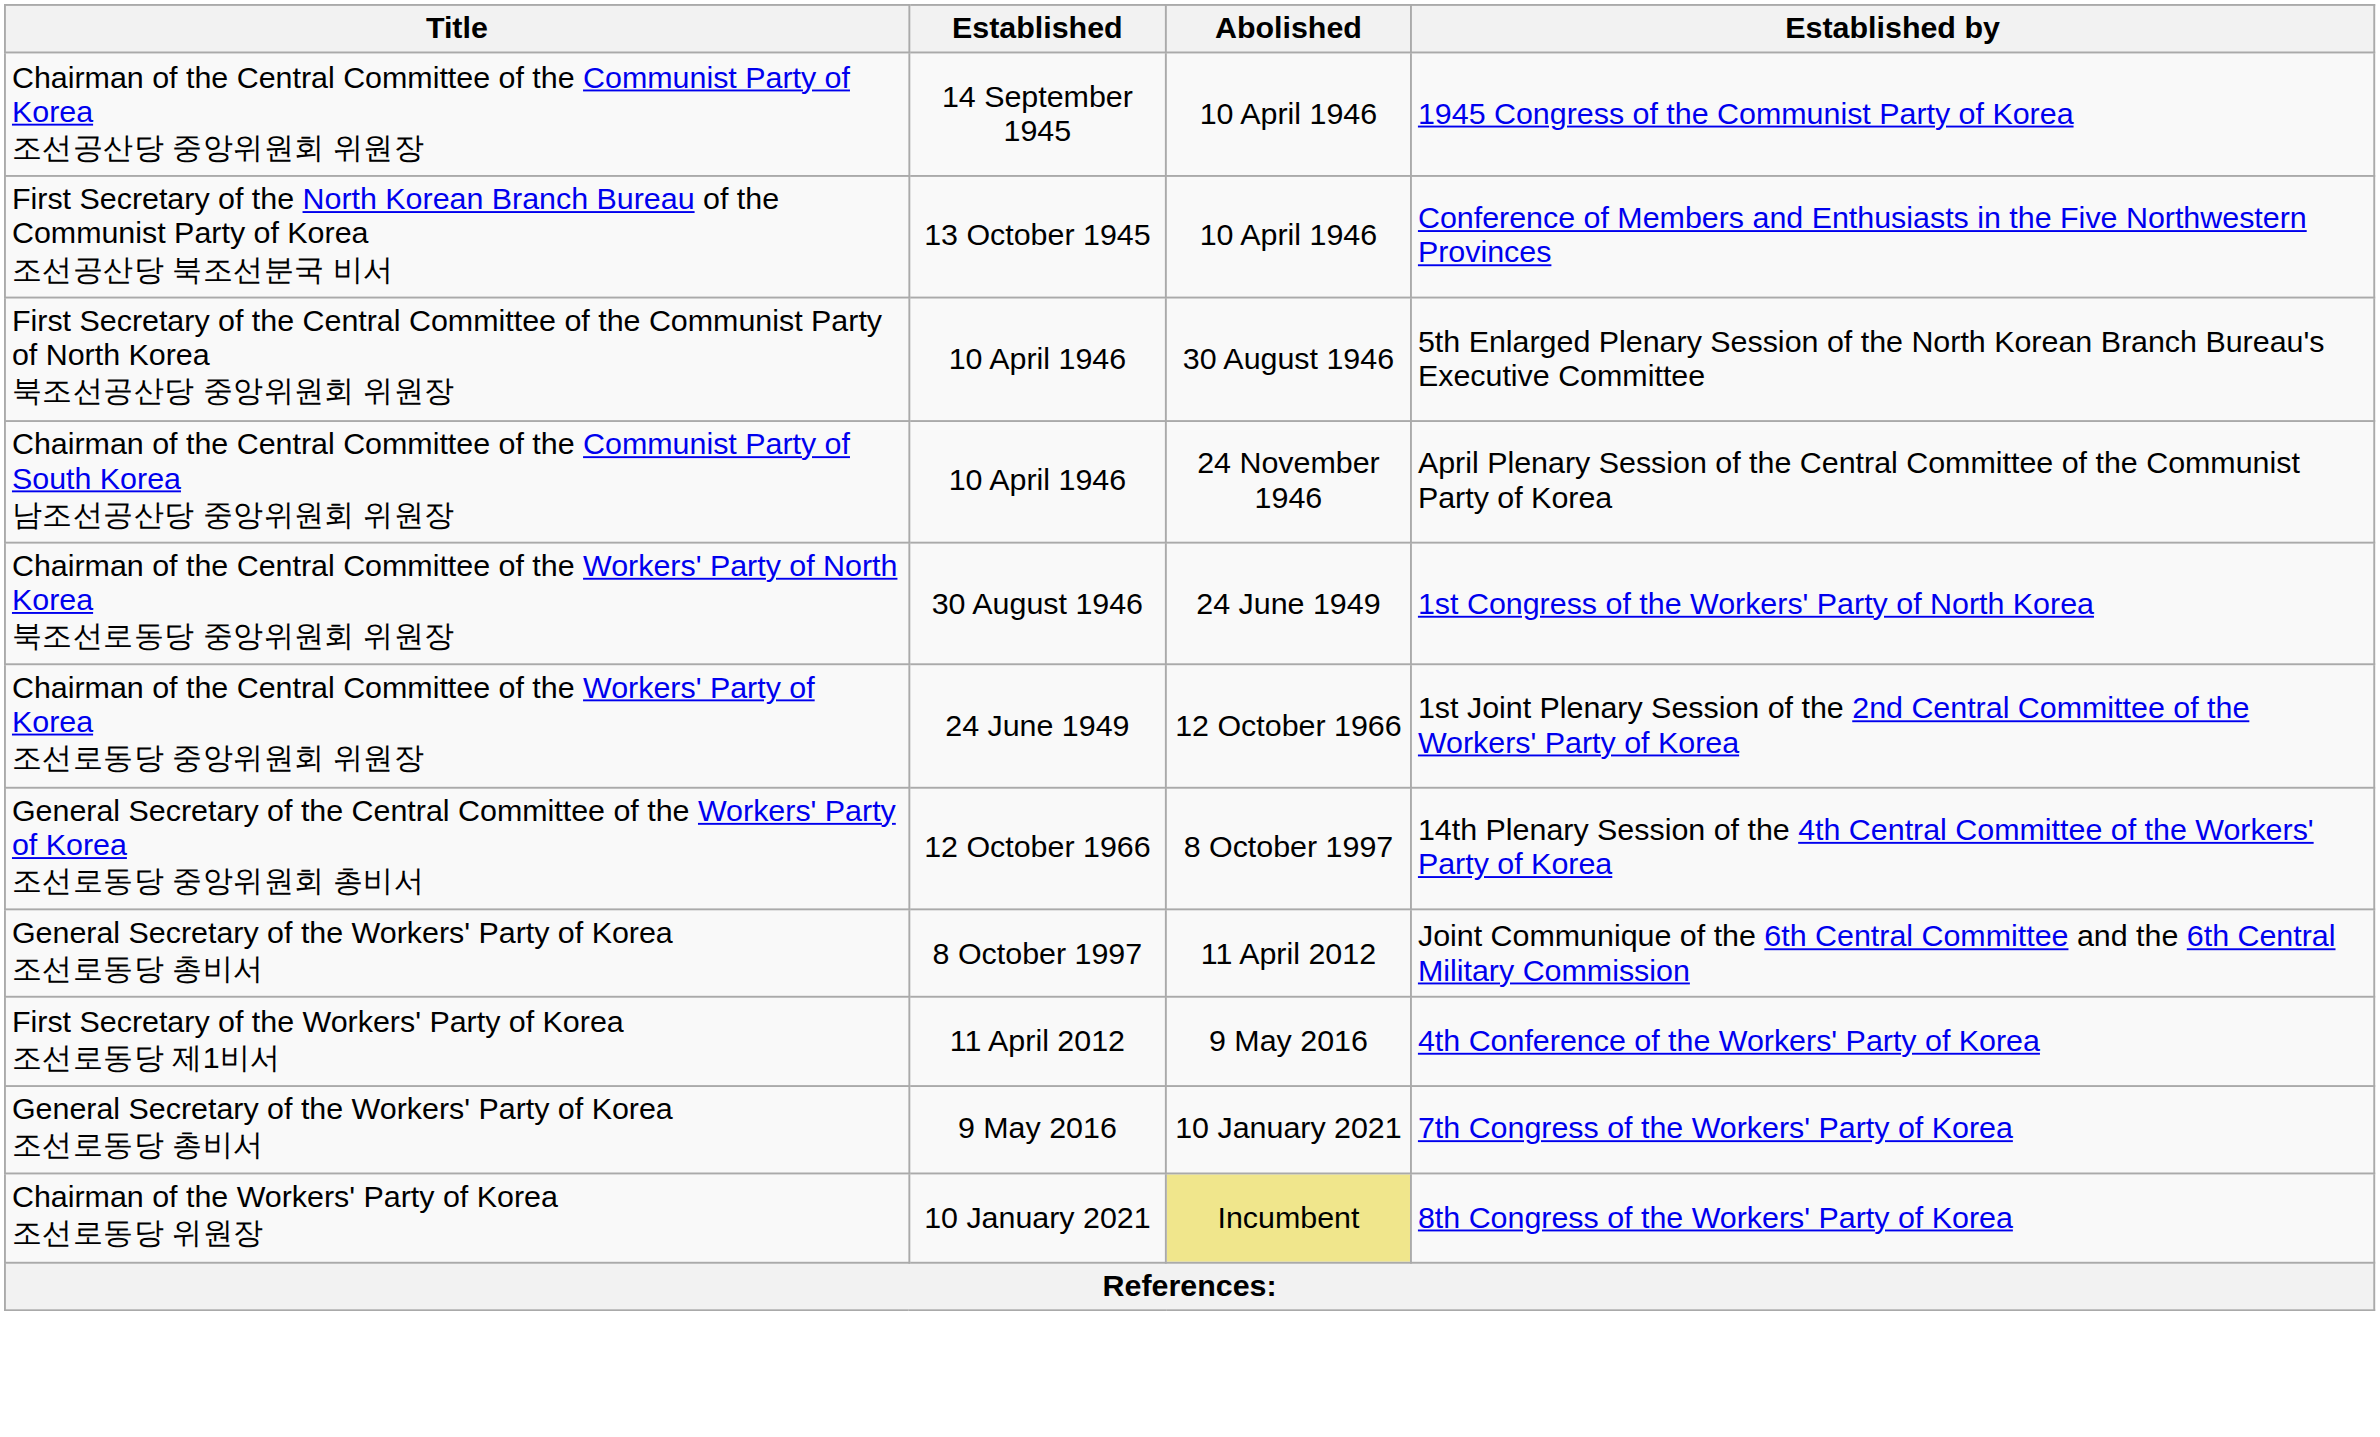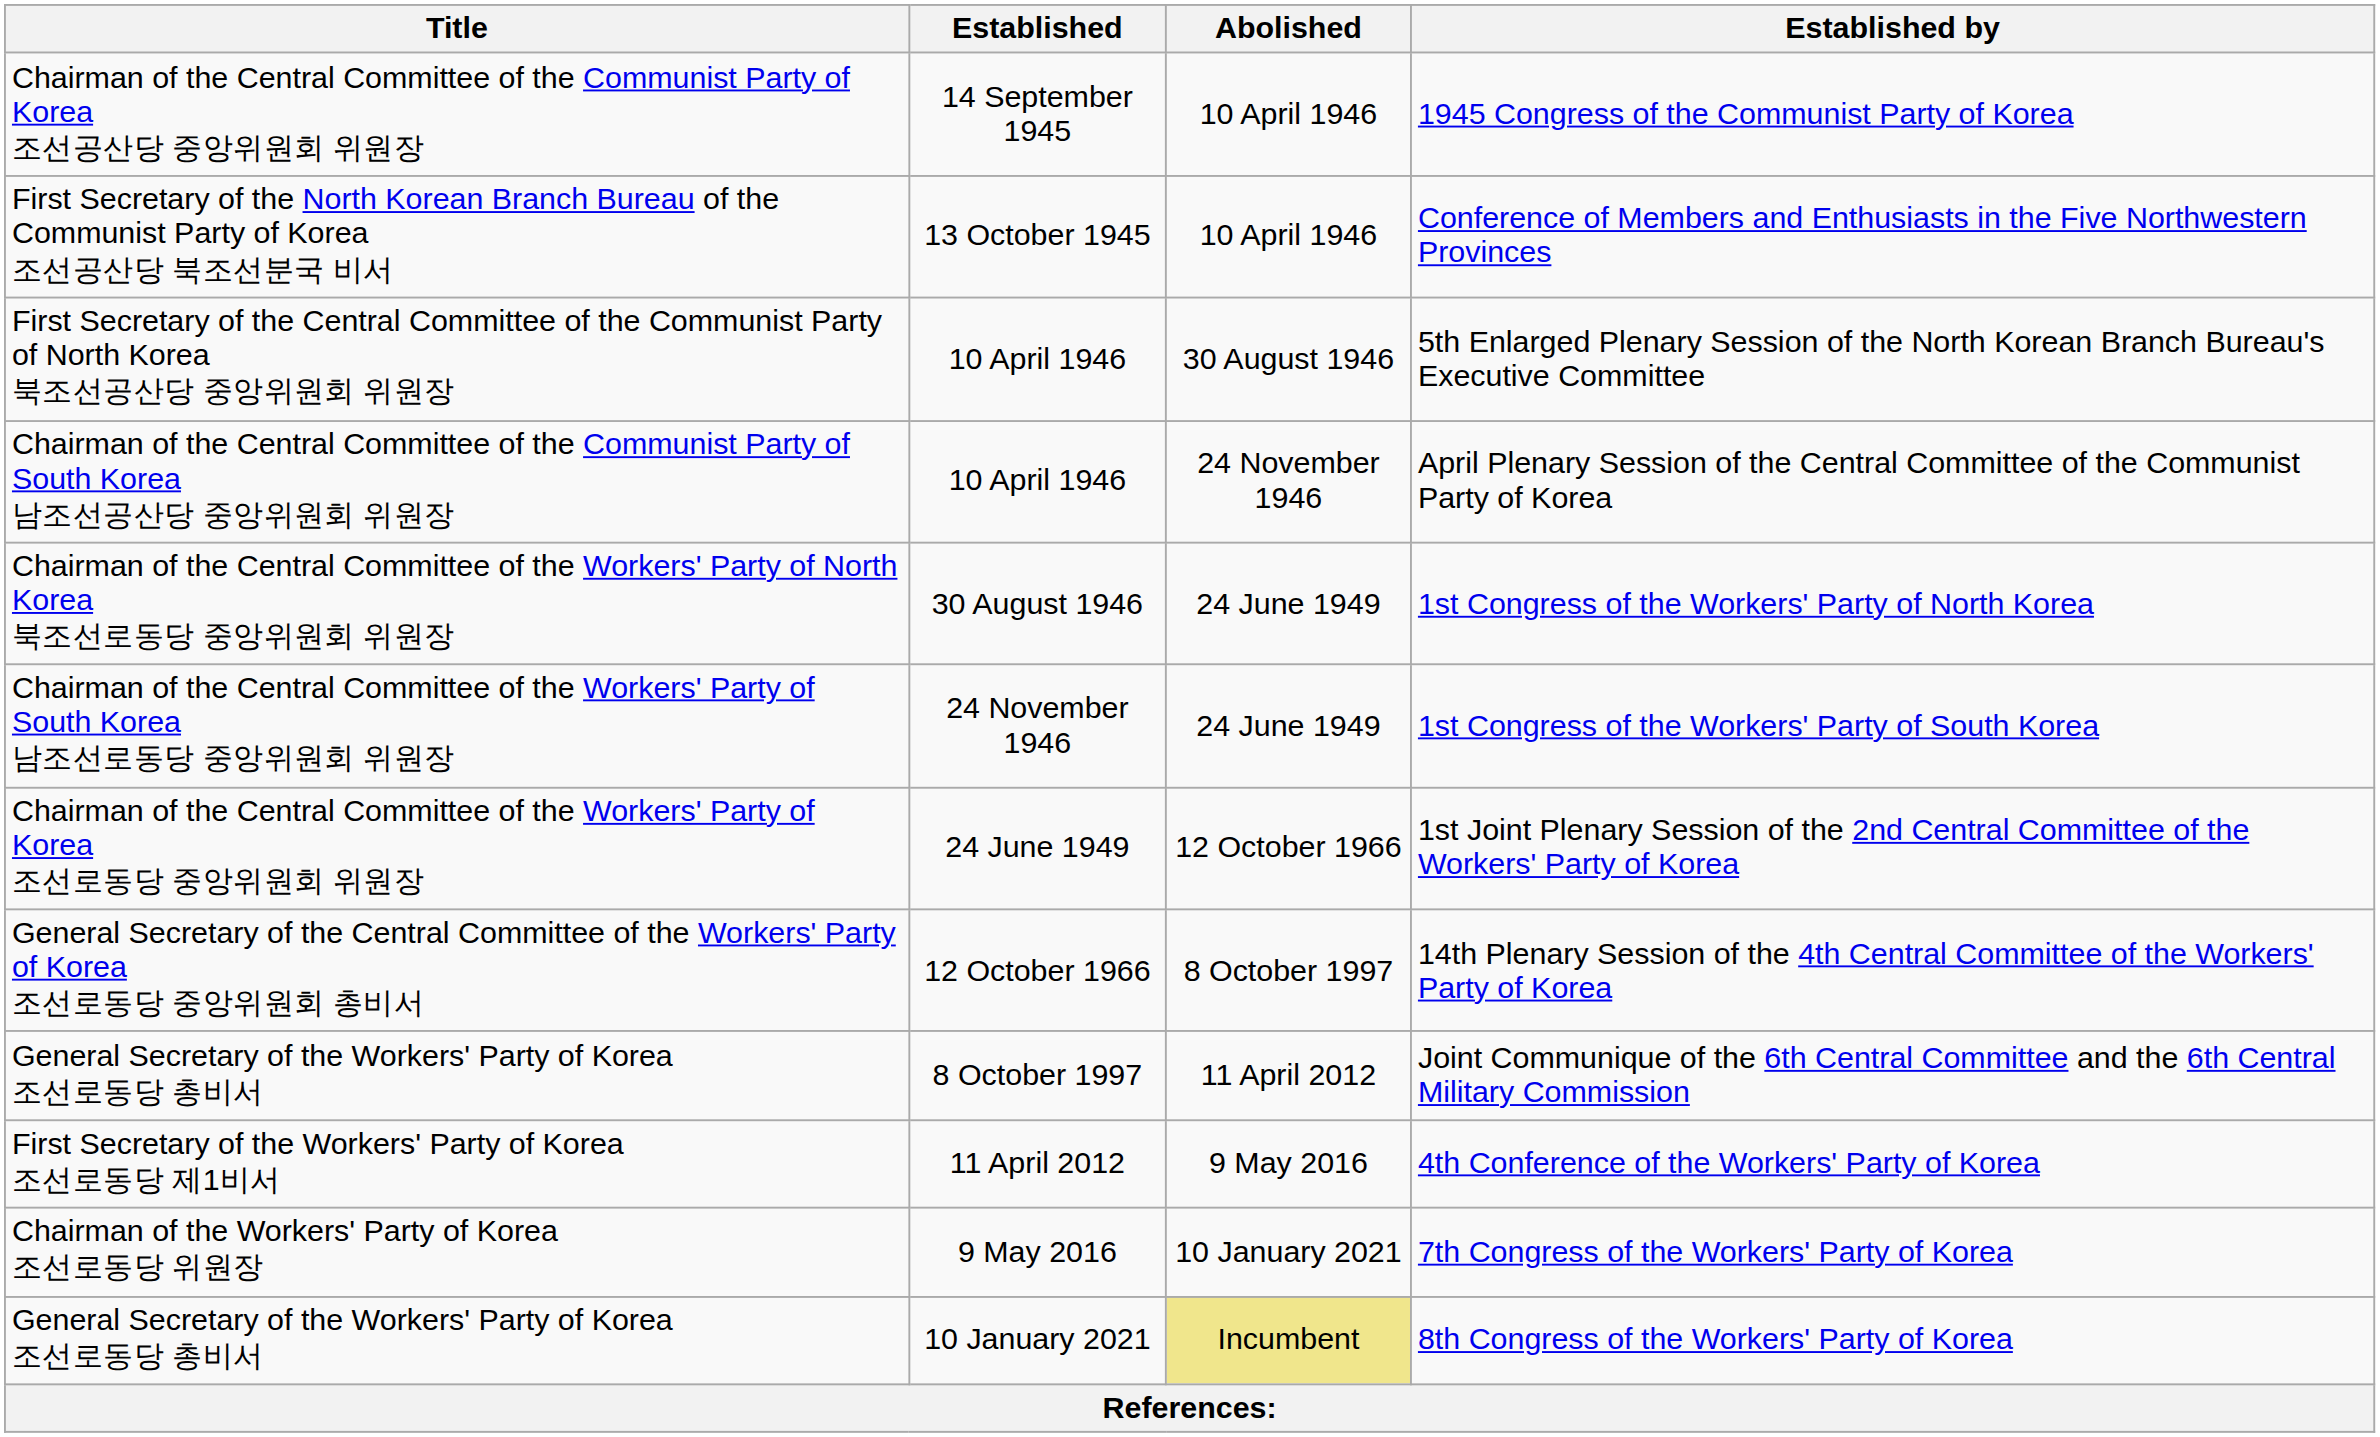+ row: (1758, 725)
(342, 1127) General Secretary of the Workers' Party of Korea 조선로동당 총비서 -> (285, 1249) Chairman of the Workers' Party of Korea 조선로동당 위원장
(285, 1215) Chairman of the Workers' Party of Korea 조선로동당 위원장 -> (342, 1337) General Secretary of the Workers' Party of Korea 조선로동당 총비서
